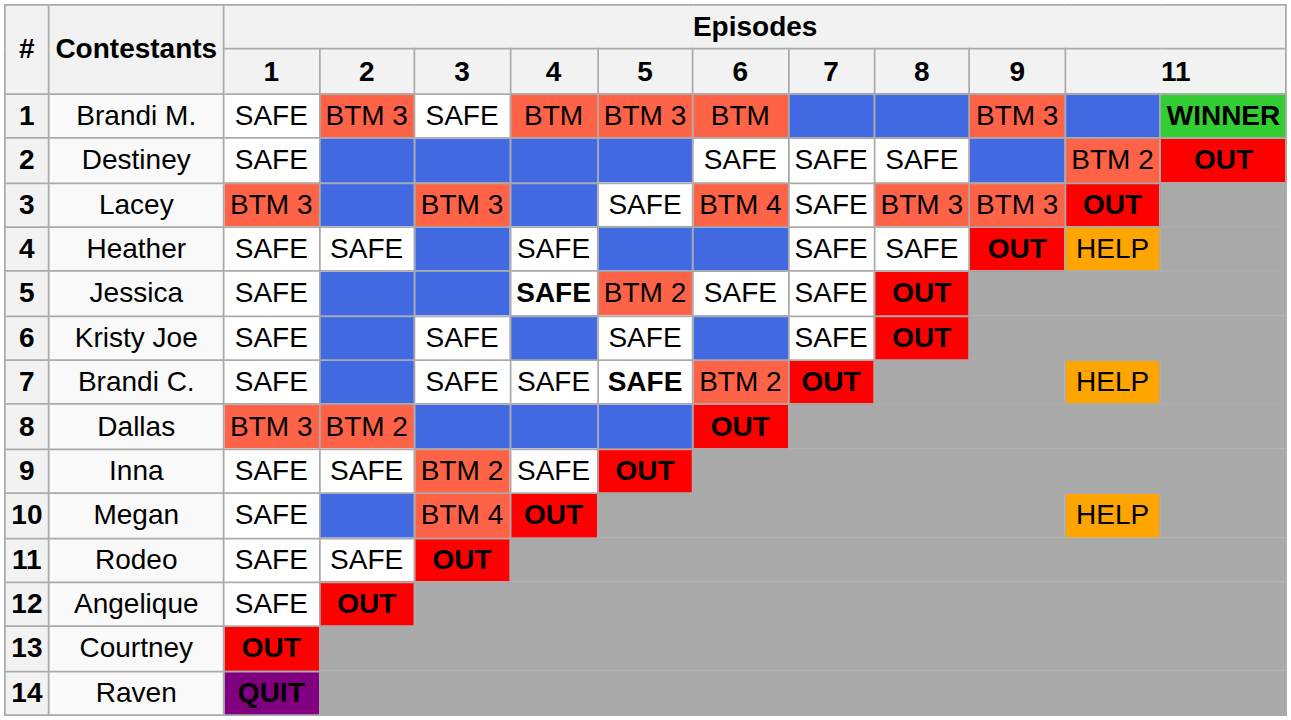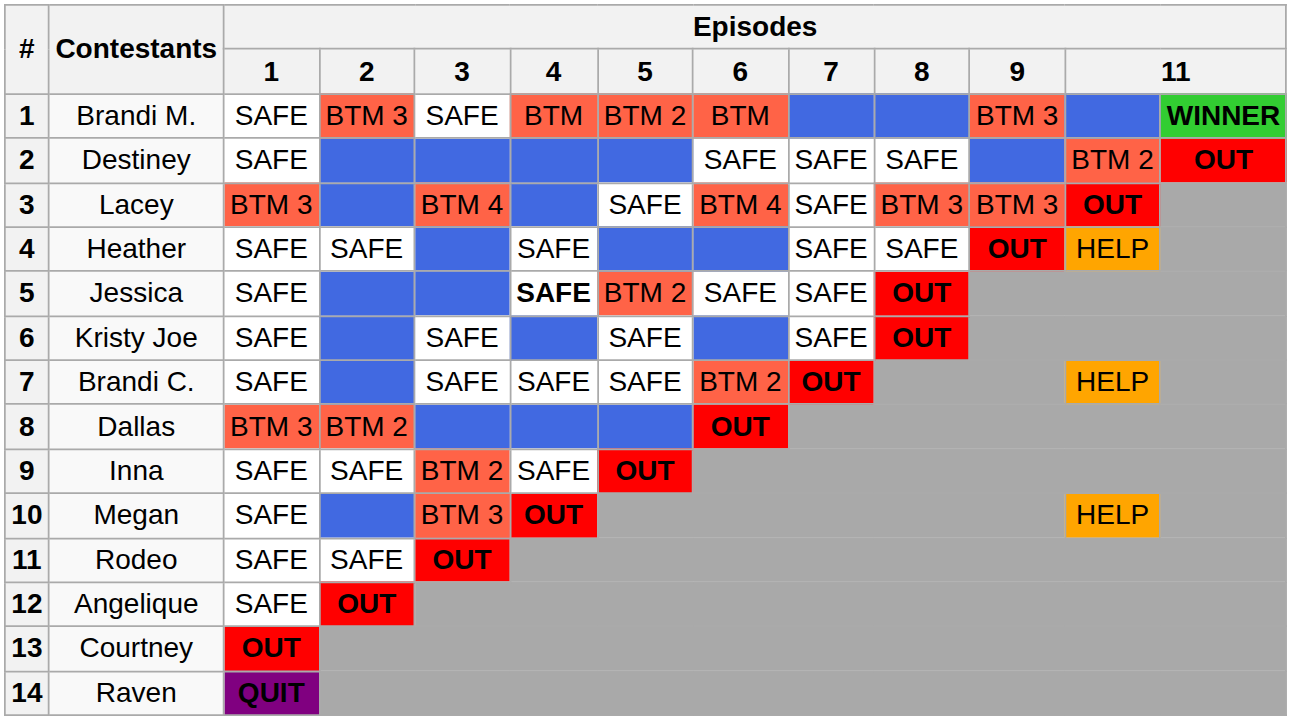(645, 115) BTM 3 -> (645, 115) BTM 2
(462, 204) BTM 3 -> (462, 204) BTM 4
(645, 381) bold -> (645, 381) normal
(462, 515) BTM 4 -> (462, 515) BTM 3
